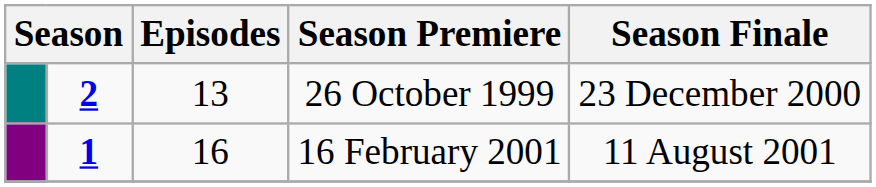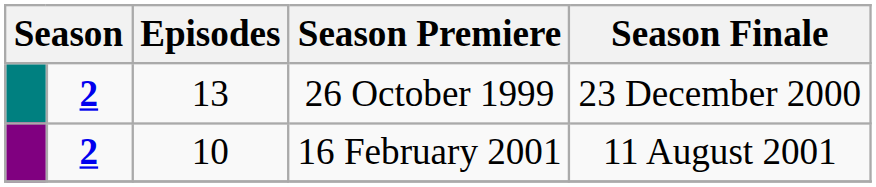(89, 151) 1 -> (89, 151) 2
(210, 151) 16 -> (210, 151) 10
